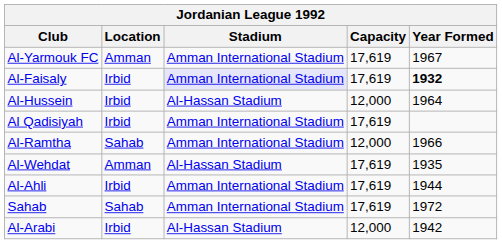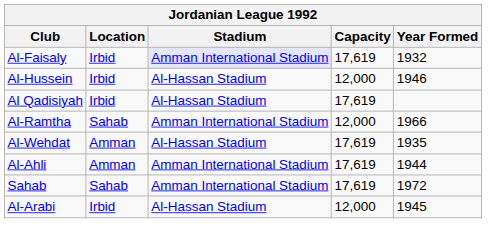- row: (53, 57)
(427, 79) bold -> (412, 57) normal
(427, 100) 1964 -> (412, 79) 1946
(255, 121) Amman International Stadium -> (209, 100) Al-Hassan Stadium
(118, 185) Irbid -> (112, 164) Amman
(427, 228) 1942 -> (412, 206) 1945
